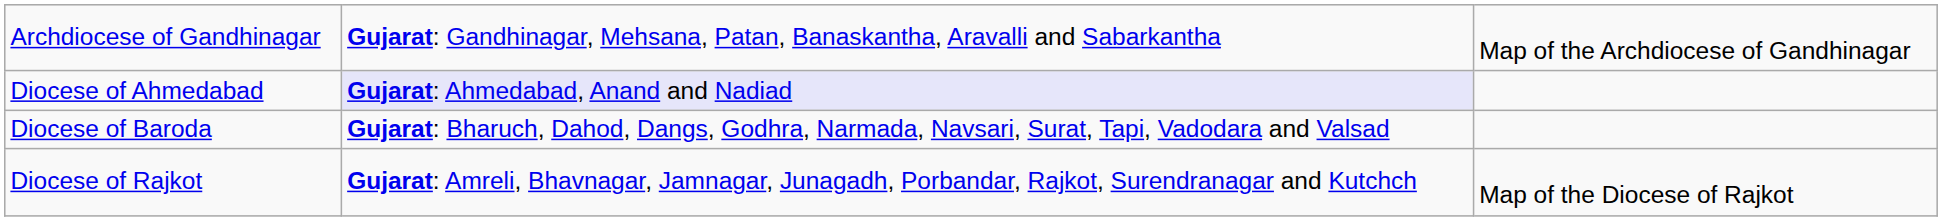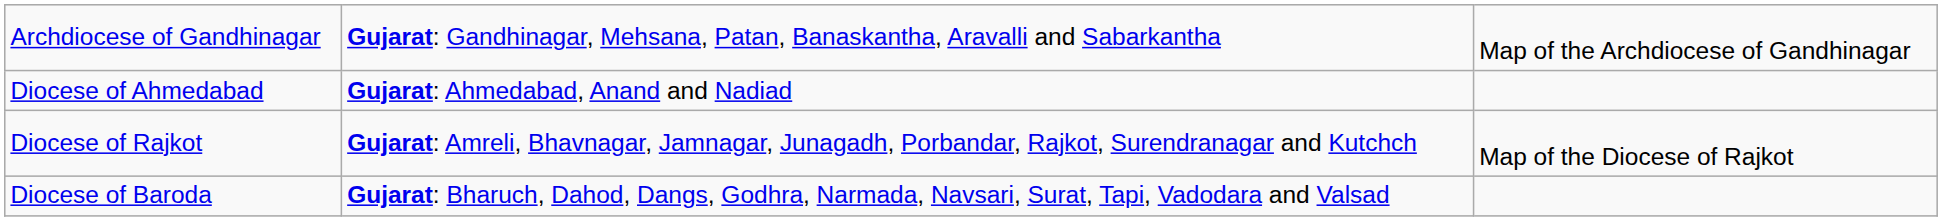(570, 90) lavender background -> (570, 90) no background
rows swapped: (111, 129) <-> (106, 181)
